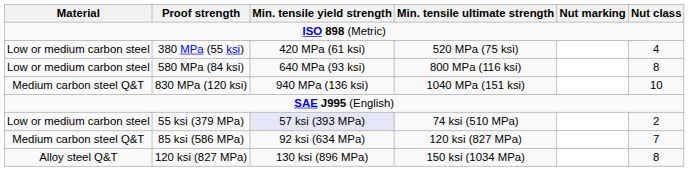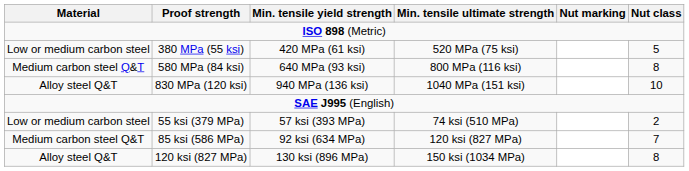(656, 49) 4 -> (656, 49) 5
(78, 67) Low or medium carbon steel -> (78, 67) Medium carbon steel Q&T
(78, 85) Medium carbon steel Q&T -> (78, 85) Alloy steel Q&T
(322, 121) lavender background -> (322, 121) no background
